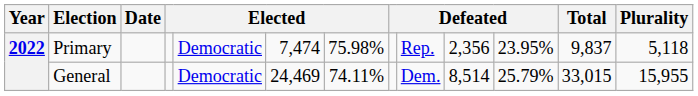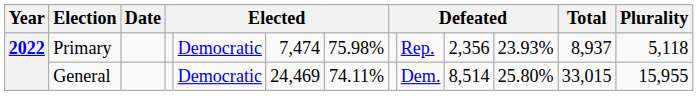(526, 47) 23.95% -> (526, 47) 23.93%
(591, 47) 9,837 -> (591, 47) 8,937
(526, 76) 25.79% -> (526, 76) 25.80%
